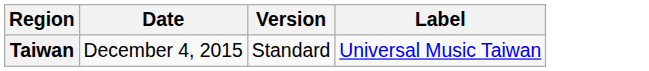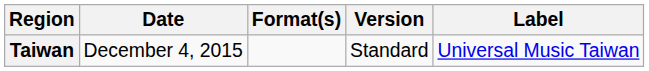+ column: (296, 19)
